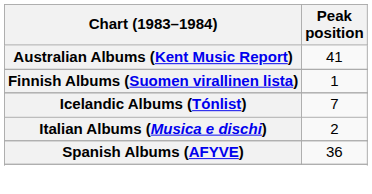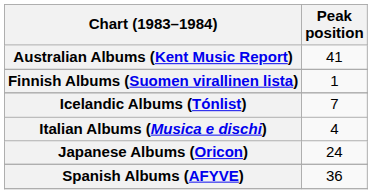(334, 128) 2 -> (334, 128) 4
+ row: (153, 152)
